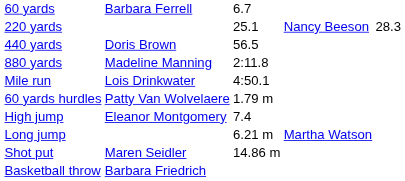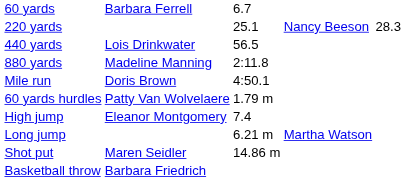(140, 45) Doris Brown -> (150, 45) Lois Drinkwater
(150, 81) Lois Drinkwater -> (140, 81) Doris Brown
